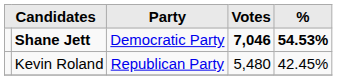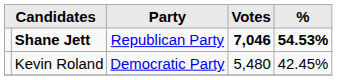(167, 40) Democratic Party -> (167, 40) Republican Party
(167, 64) Republican Party -> (167, 64) Democratic Party
